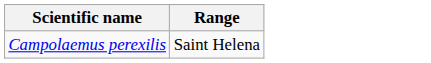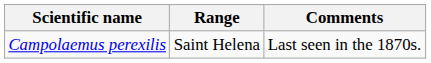+ column: (345, 17)
